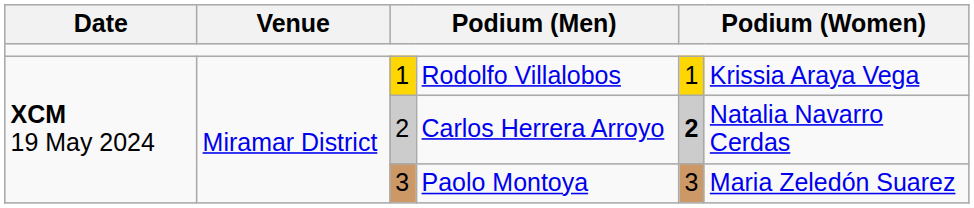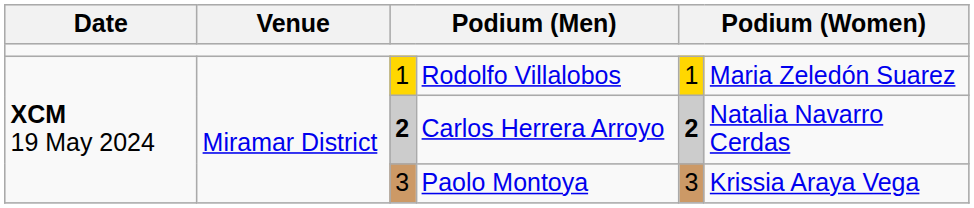(815, 75) Krissia Araya Vega -> (833, 75) Maria Zeledón Suarez
(402, 129) normal -> (402, 129) bold
(833, 182) Maria Zeledón Suarez -> (815, 182) Krissia Araya Vega
